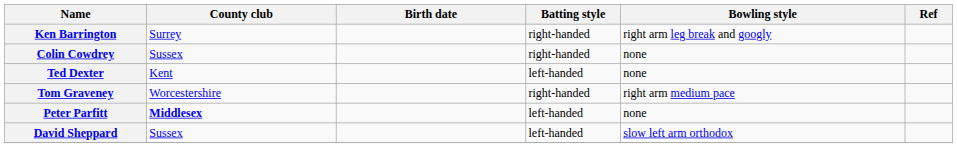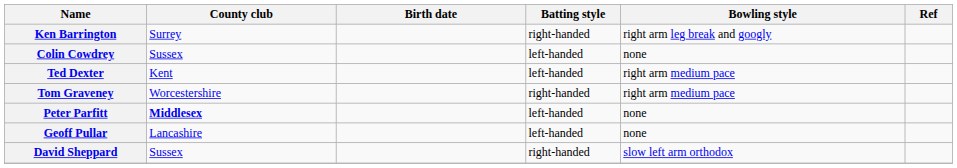(559, 54) right-handed -> (556, 54) left-handed
(635, 73) none -> (679, 73) right arm medium pace
+ row: (75, 133)
(556, 133) left-handed -> (559, 153) right-handed
